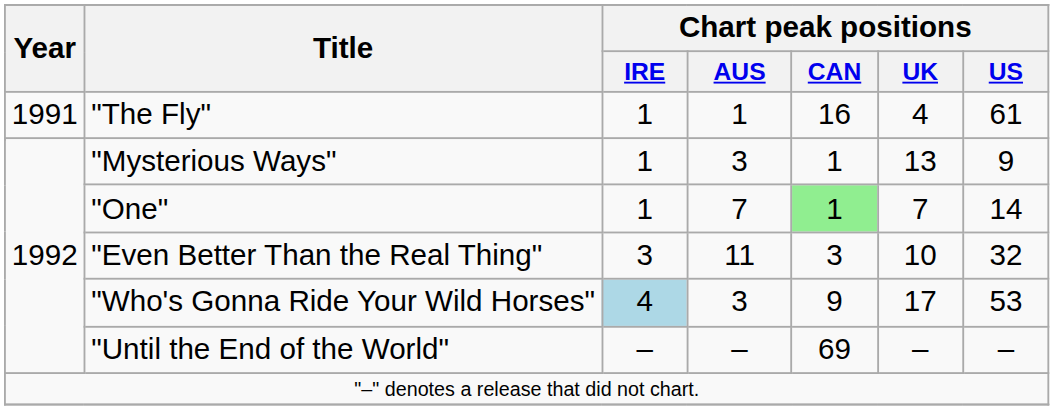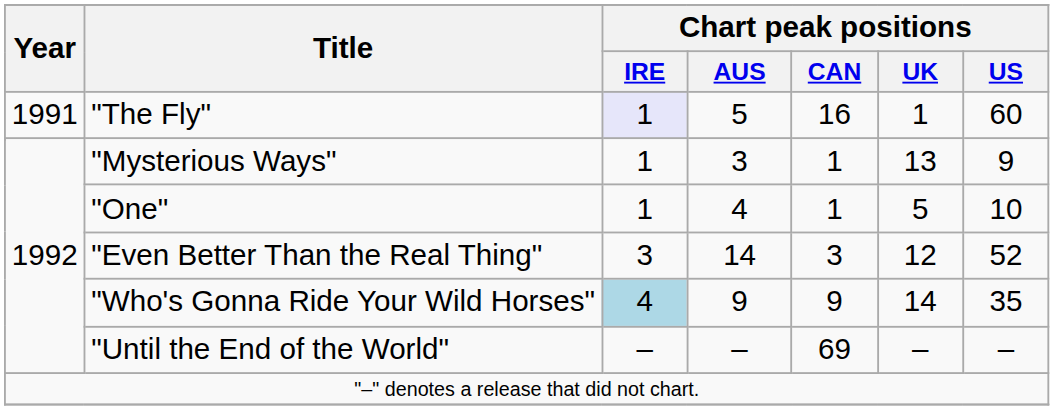(645, 114) no background -> (645, 114) lavender background
(740, 114) 1 -> (740, 114) 5
(920, 114) 4 -> (920, 114) 1
(1006, 114) 61 -> (1006, 114) 60
(740, 208) 7 -> (740, 208) 4
(835, 208) lightgreen background -> (835, 208) no background
(920, 208) 7 -> (920, 208) 5
(1006, 208) 14 -> (1006, 208) 10
(740, 255) 11 -> (740, 255) 14
(920, 255) 10 -> (920, 255) 12
(1006, 255) 32 -> (1006, 255) 52
(740, 302) 3 -> (740, 302) 9
(920, 302) 17 -> (920, 302) 14
(1006, 302) 53 -> (1006, 302) 35
